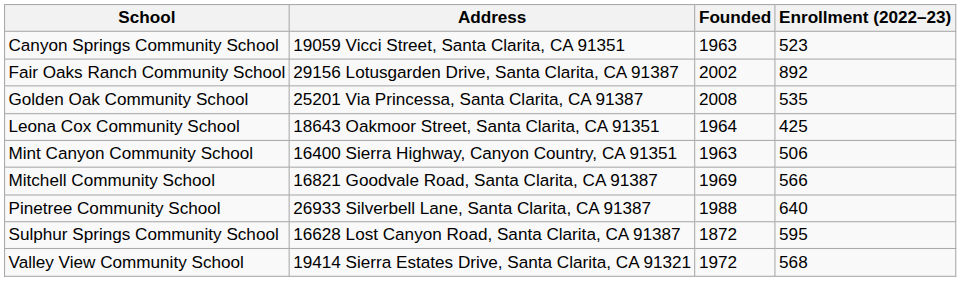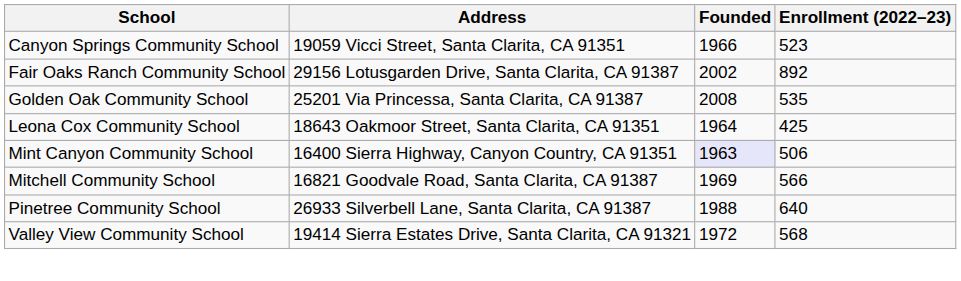(718, 45) 1963 -> (718, 45) 1966
(718, 153) no background -> (718, 153) lavender background
- row: (144, 235)
